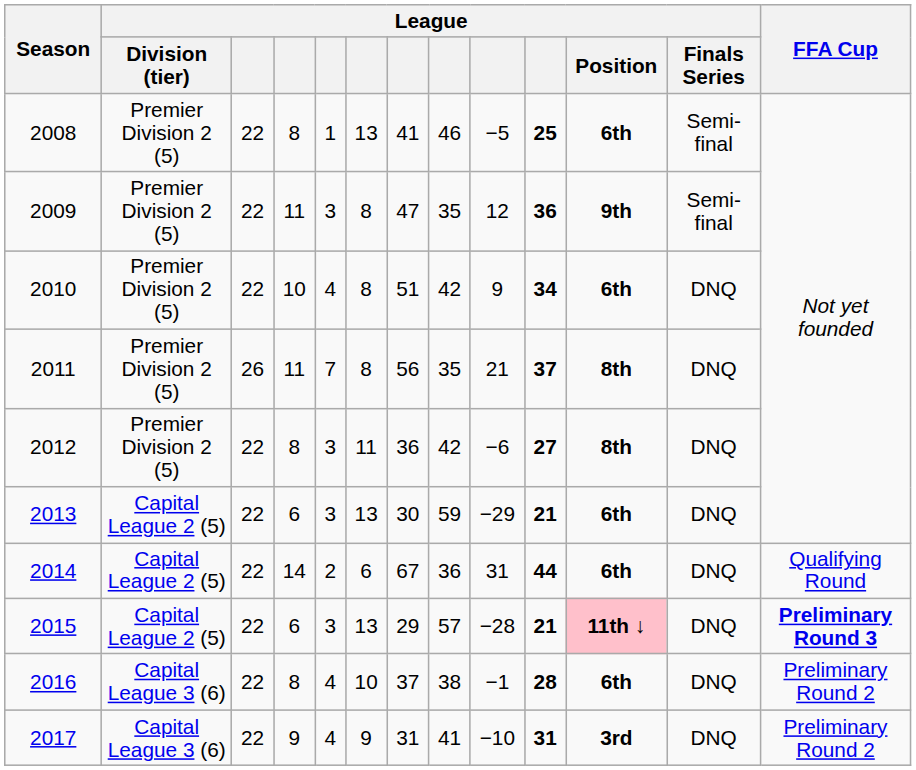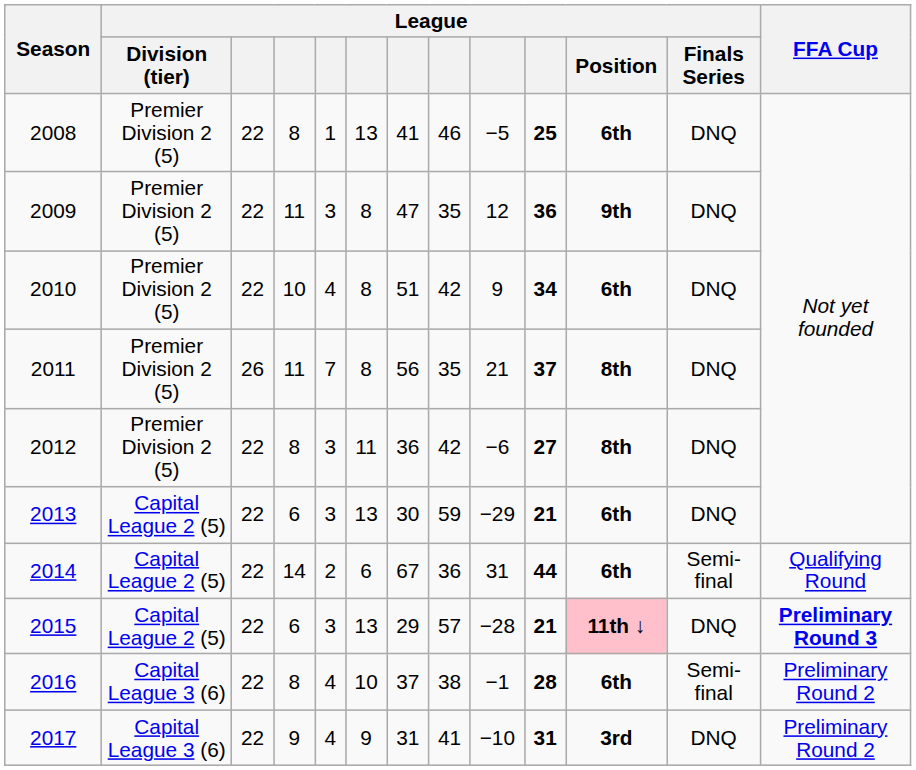(714, 132) Semi-final -> (714, 132) DNQ
(714, 211) Semi-final -> (714, 211) DNQ
(714, 570) DNQ -> (714, 570) Semi-final
(714, 682) DNQ -> (714, 682) Semi-final
